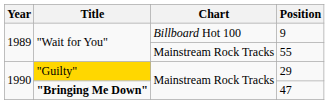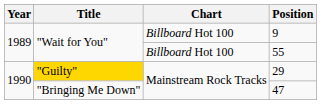(214, 52) Mainstream Rock Tracks -> (190, 52) Billboard Hot 100
(92, 90) bold -> (89, 90) normal
